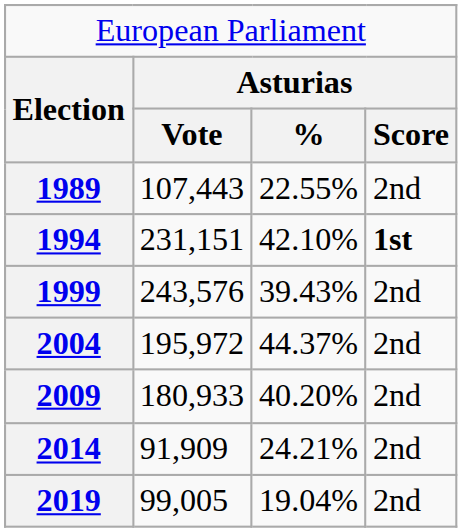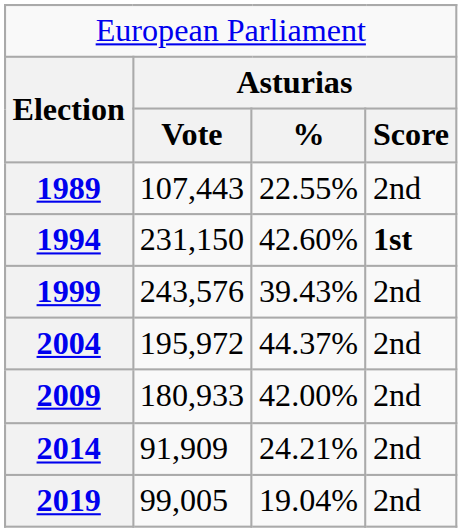(192, 238) 231,151 -> (192, 238) 231,150
(309, 238) 42.10% -> (309, 238) 42.60%
(309, 395) 40.20% -> (309, 395) 42.00%
